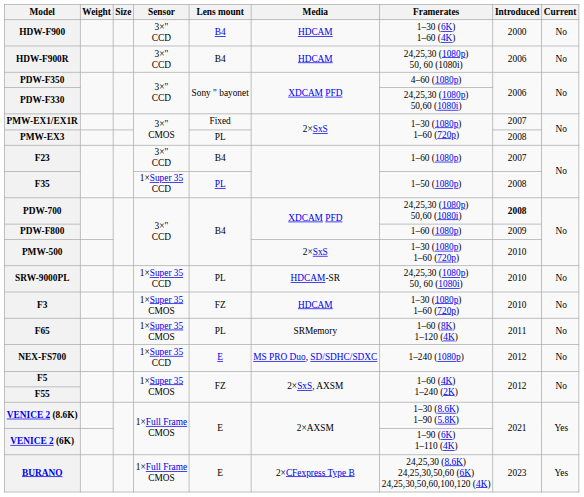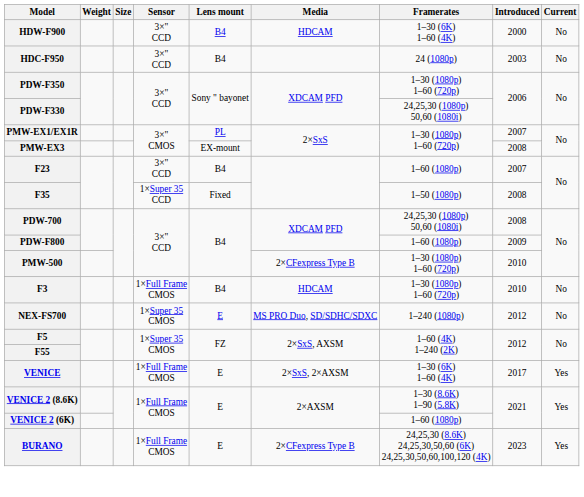+ row: (42, 59)
- row: (42, 59)
(436, 80) 4–60 (1080p) -> (436, 85) 1–30 (1080p) 1–60 (720p)
(220, 121) Fixed -> (220, 132) PL
(220, 137) PL -> (220, 148) EX-mount
(220, 184) PL -> (220, 195) Fixed
(517, 210) bold -> (517, 221) normal
(315, 252) 2×SxS -> (315, 263) 2×CFexpress Type B
- row: (42, 278)
(161, 305) 1×Super 35 CMOS -> (161, 289) 1×Full Frame CMOS
(220, 305) FZ -> (220, 289) B4
- row: (42, 331)
(161, 357) 1×Super 35 CCD -> (161, 316) 1×Super 35 CMOS
+ row: (42, 373)
(436, 441) 1–90 (6K) 1–110 (4K) -> (436, 420) 1–60 (1080p)
